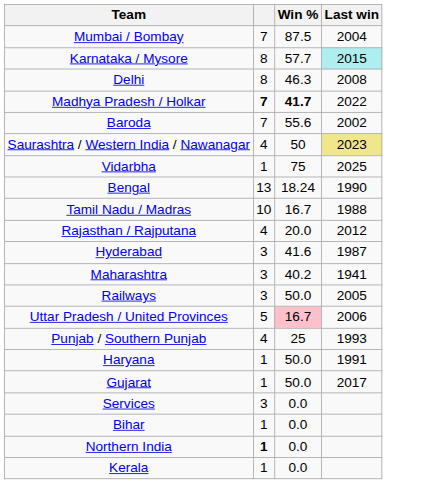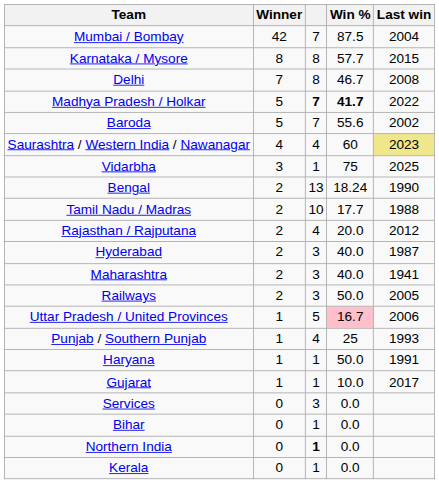+ column: (279, 15)
(352, 58) paleturquoise background -> (404, 58) no background
(298, 79) 46.3 -> (350, 79) 46.7
(298, 144) 50 -> (350, 144) 60
(298, 209) 16.7 -> (350, 209) 17.7
(298, 252) 41.6 -> (350, 252) 40.0
(298, 274) 40.2 -> (350, 274) 40.0
(298, 381) 50.0 -> (350, 381) 10.0
